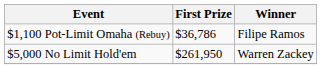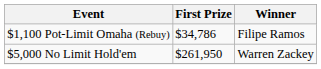(196, 34) $36,786 -> (196, 34) $34,786
